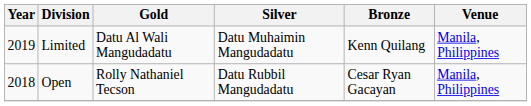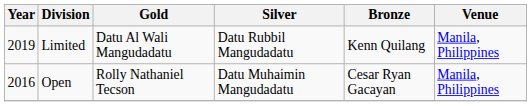(261, 44) Datu Muhaimin Mangudadatu -> (256, 44) Datu Rubbil Mangudadatu
(21, 82) 2018 -> (21, 82) 2016
(256, 82) Datu Rubbil Mangudadatu -> (261, 82) Datu Muhaimin Mangudadatu
